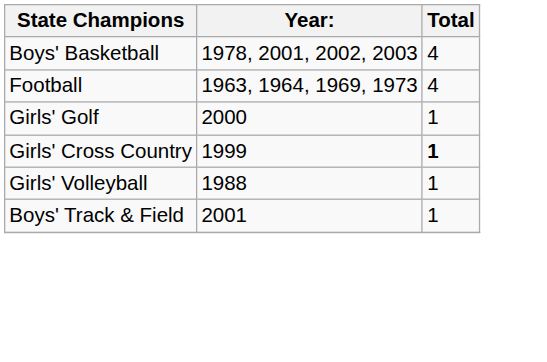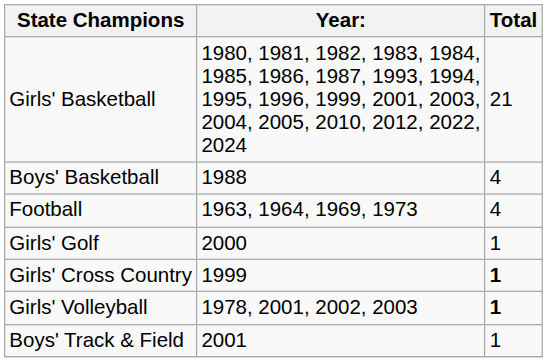+ row: (82, 99)
(310, 53) 1978, 2001, 2002, 2003 -> (224, 177) 1988
(224, 183) 1988 -> (310, 307) 1978, 2001, 2002, 2003
(433, 183) normal -> (496, 307) bold
